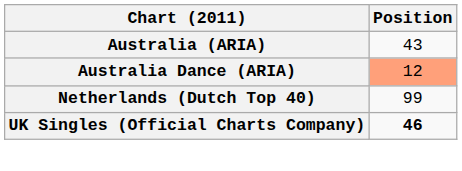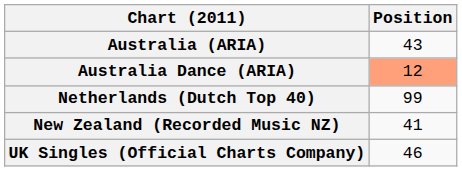+ row: (187, 126)
(413, 126) bold -> (413, 153) normal
